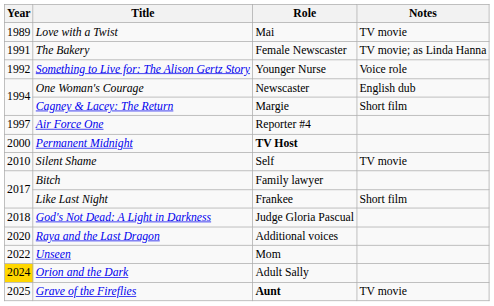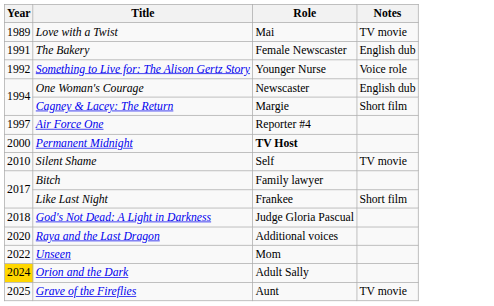(423, 50) TV movie; as Linda Hanna -> (387, 50) English dub
(268, 291) bold -> (267, 291) normal
